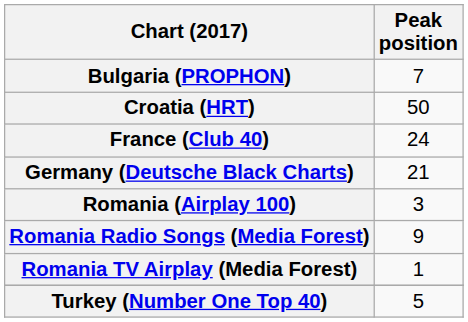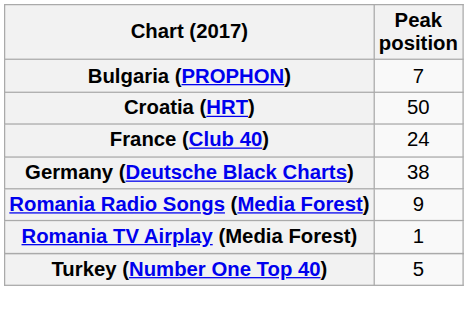(418, 172) 21 -> (418, 172) 38
- row: (189, 204)
